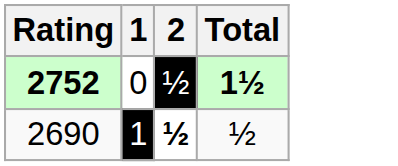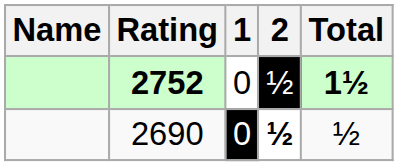+ column: (57, 30)
(138, 133) 1 -> (242, 133) 0
